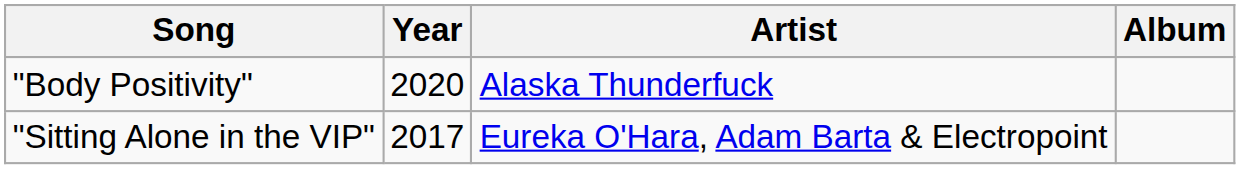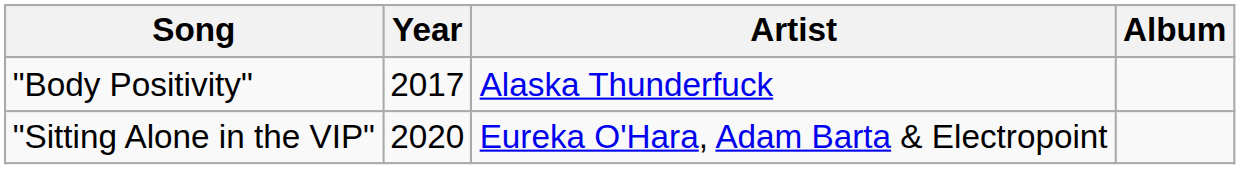(427, 83) 2020 -> (427, 83) 2017
(427, 136) 2017 -> (427, 136) 2020
